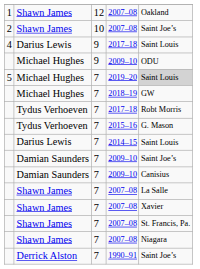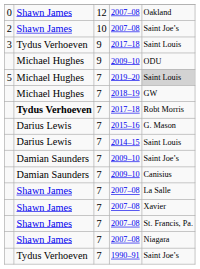(9, 12) 1 -> (9, 12) 0
(9, 45) 4 -> (9, 45) 3
(44, 45) Darius Lewis -> (52, 45) Tydus Verhoeven
(52, 110) normal -> (54, 110) bold
(52, 126) Tydus Verhoeven -> (44, 126) Darius Lewis
(47, 256) Derrick Alston -> (52, 256) Tydus Verhoeven
